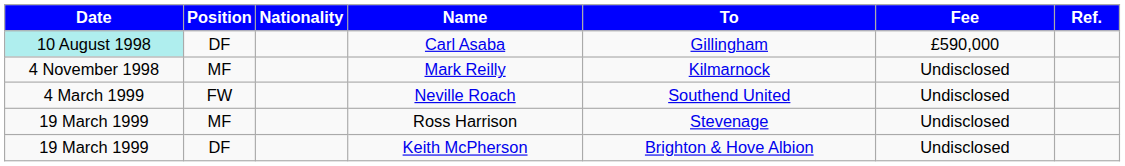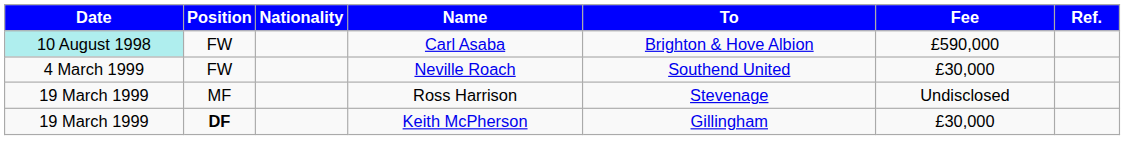(219, 44) DF -> (219, 44) FW
(729, 44) Gillingham -> (729, 44) Brighton & Hove Albion
- row: (465, 70)
(965, 96) Undisclosed -> (965, 70) £30,000
(219, 148) normal -> (219, 122) bold
(729, 148) Brighton & Hove Albion -> (729, 122) Gillingham
(965, 148) Undisclosed -> (965, 122) £30,000
